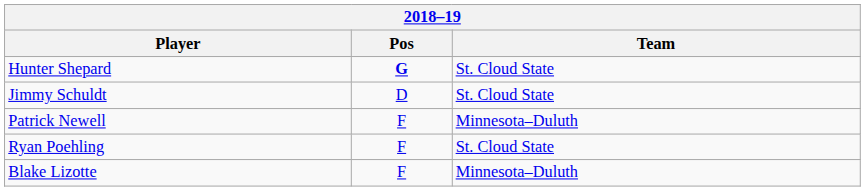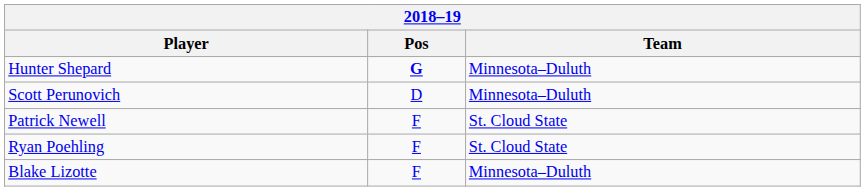(505, 69) St. Cloud State -> (530, 69) Minnesota–Duluth
- row: (57, 95)
+ row: (64, 95)
(517, 120) Minnesota–Duluth -> (518, 120) St. Cloud State
